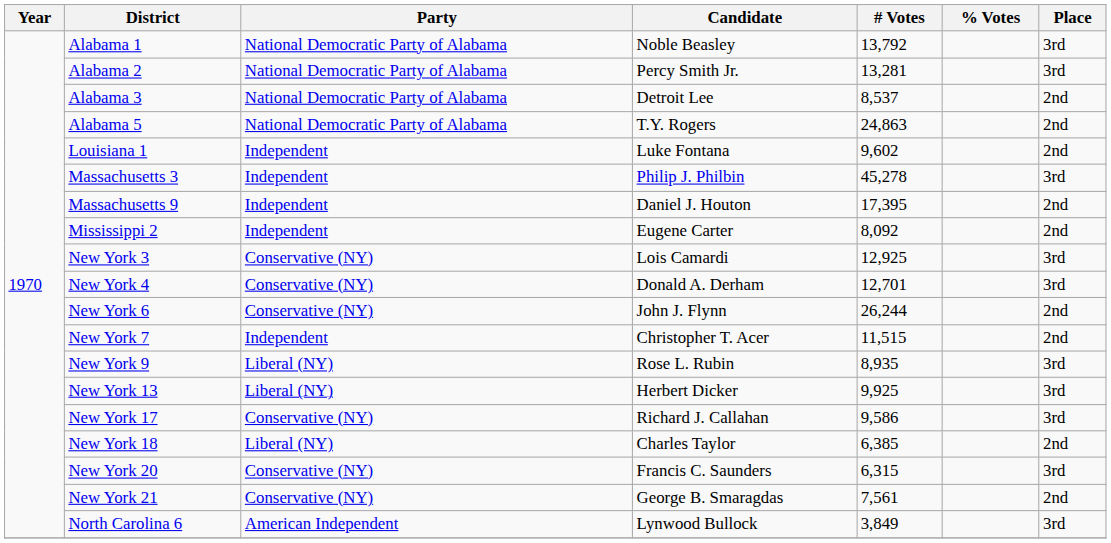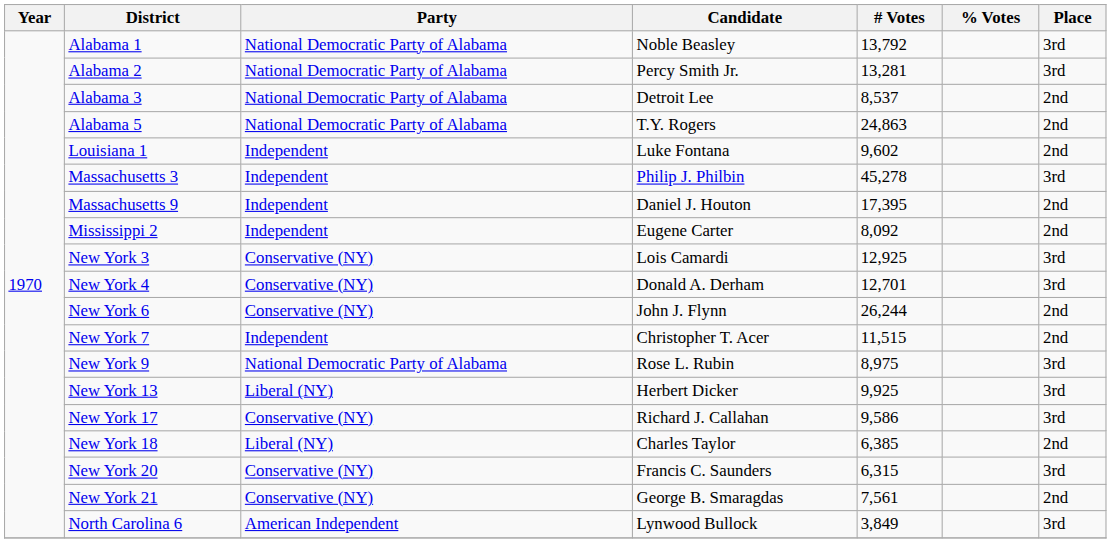(289, 364) Liberal (NY) -> (376, 364) National Democratic Party of Alabama
(880, 364) 8,935 -> (880, 364) 8,975
